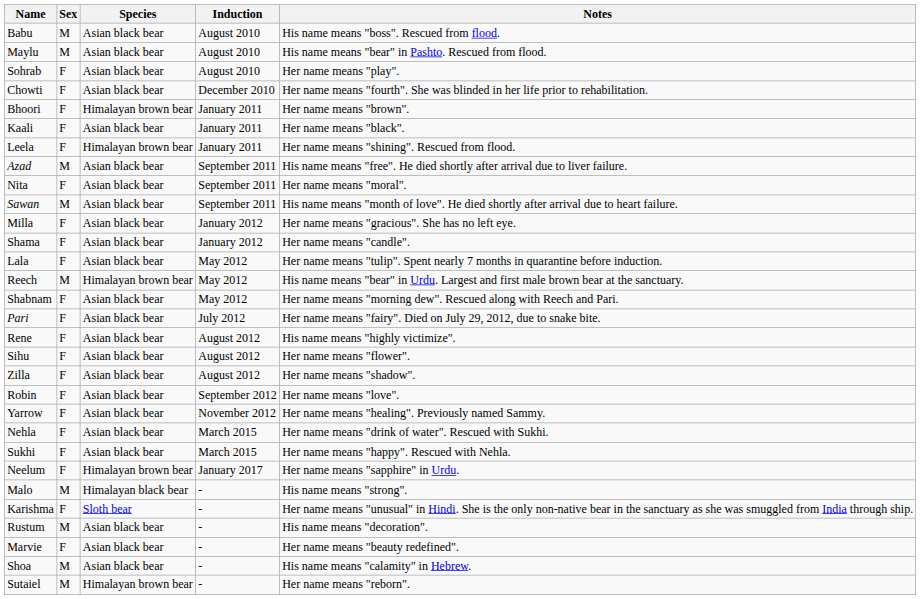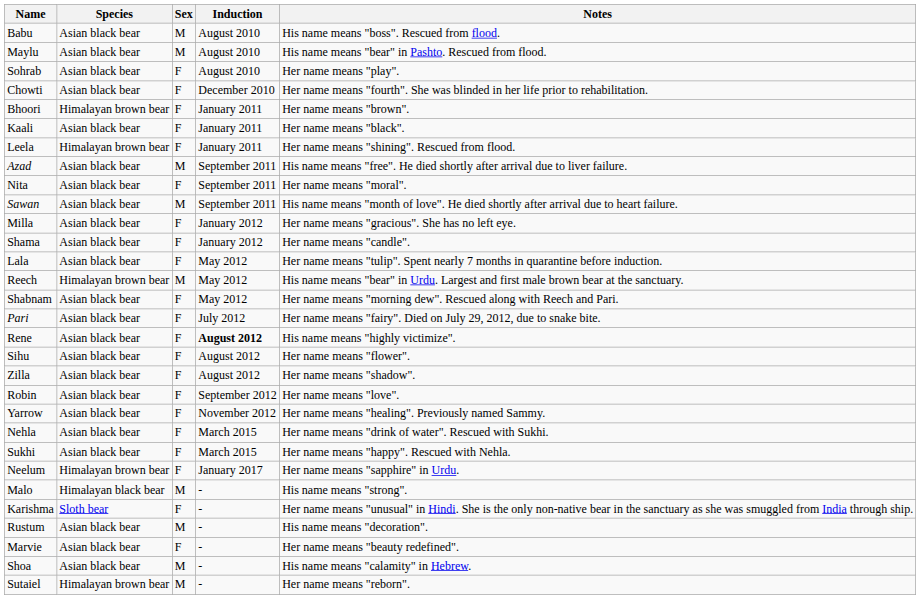columns swapped: (68, 14) <-> (138, 14)
(229, 337) normal -> (230, 337) bold
